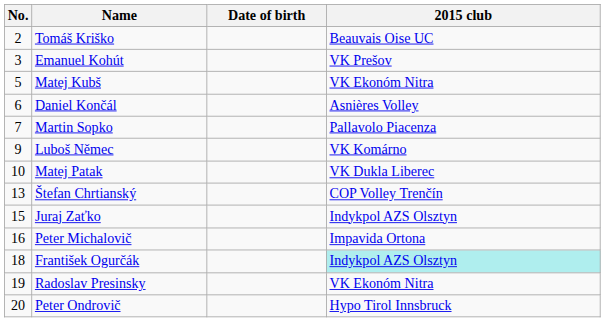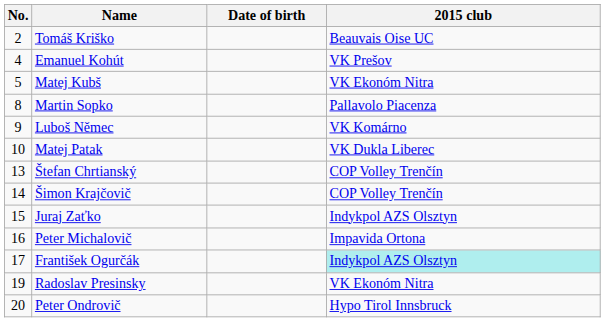(18, 60) 3 -> (18, 60) 4
- row: (76, 104)
(18, 127) 7 -> (18, 104) 8
+ row: (83, 194)
(18, 261) 18 -> (18, 261) 17
